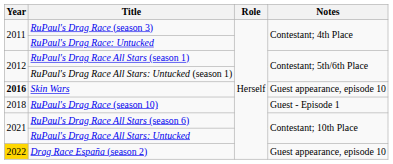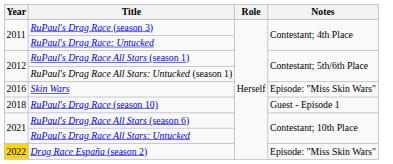(16, 89) bold -> (16, 89) normal
(328, 89) Guest appearance, episode 10 -> (323, 89) Episode: "Miss Skin Wars"
(328, 151) Guest appearance, episode 10 -> (323, 151) Episode: "Miss Skin Wars"
